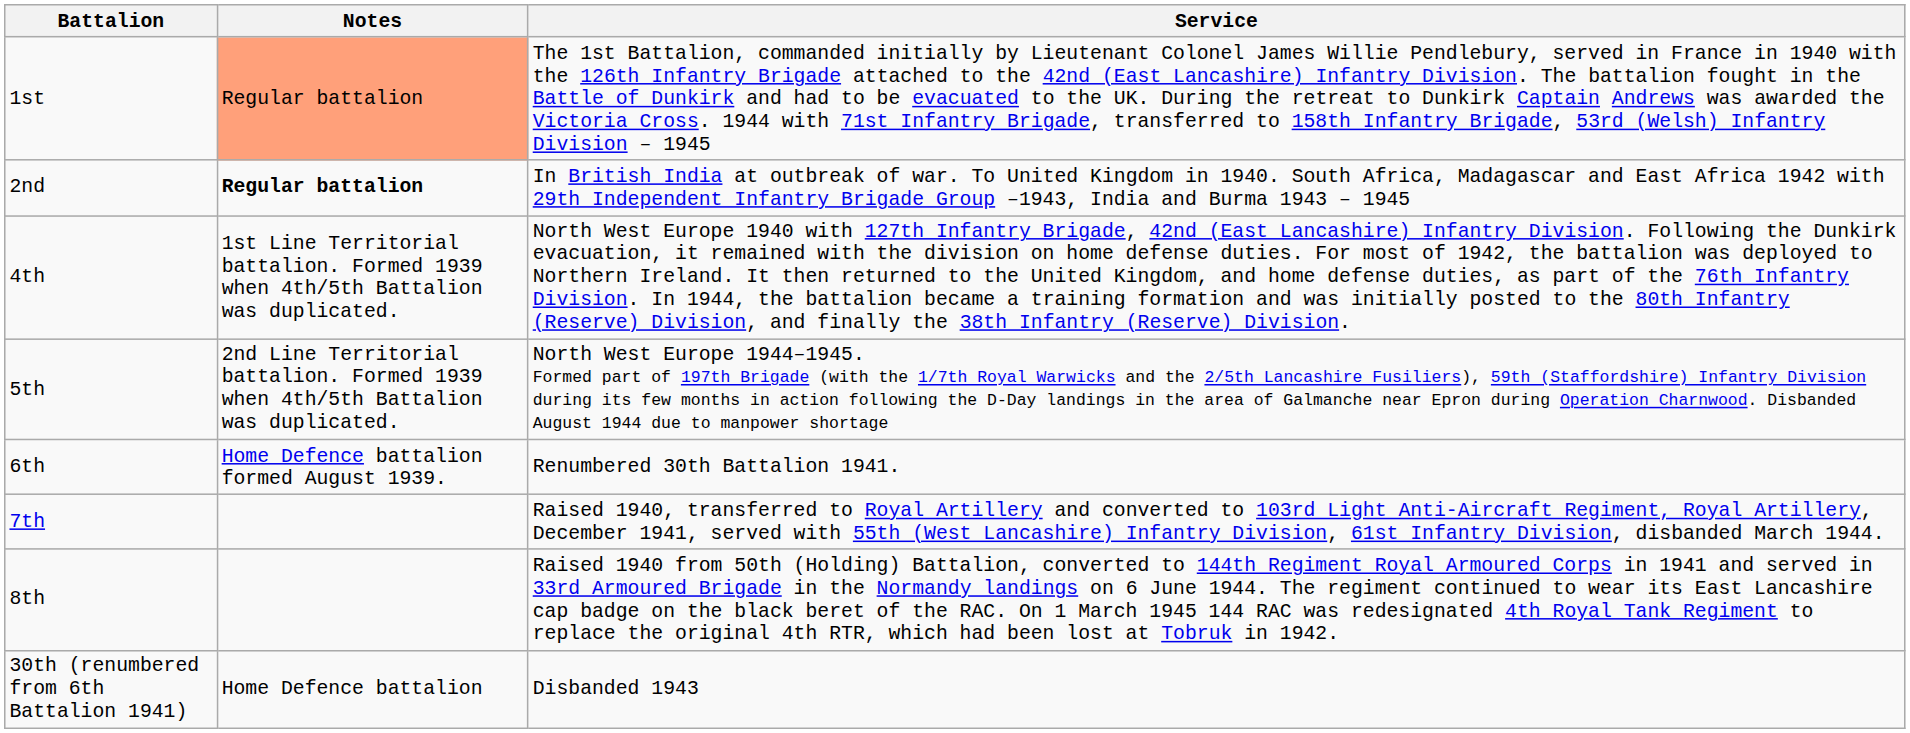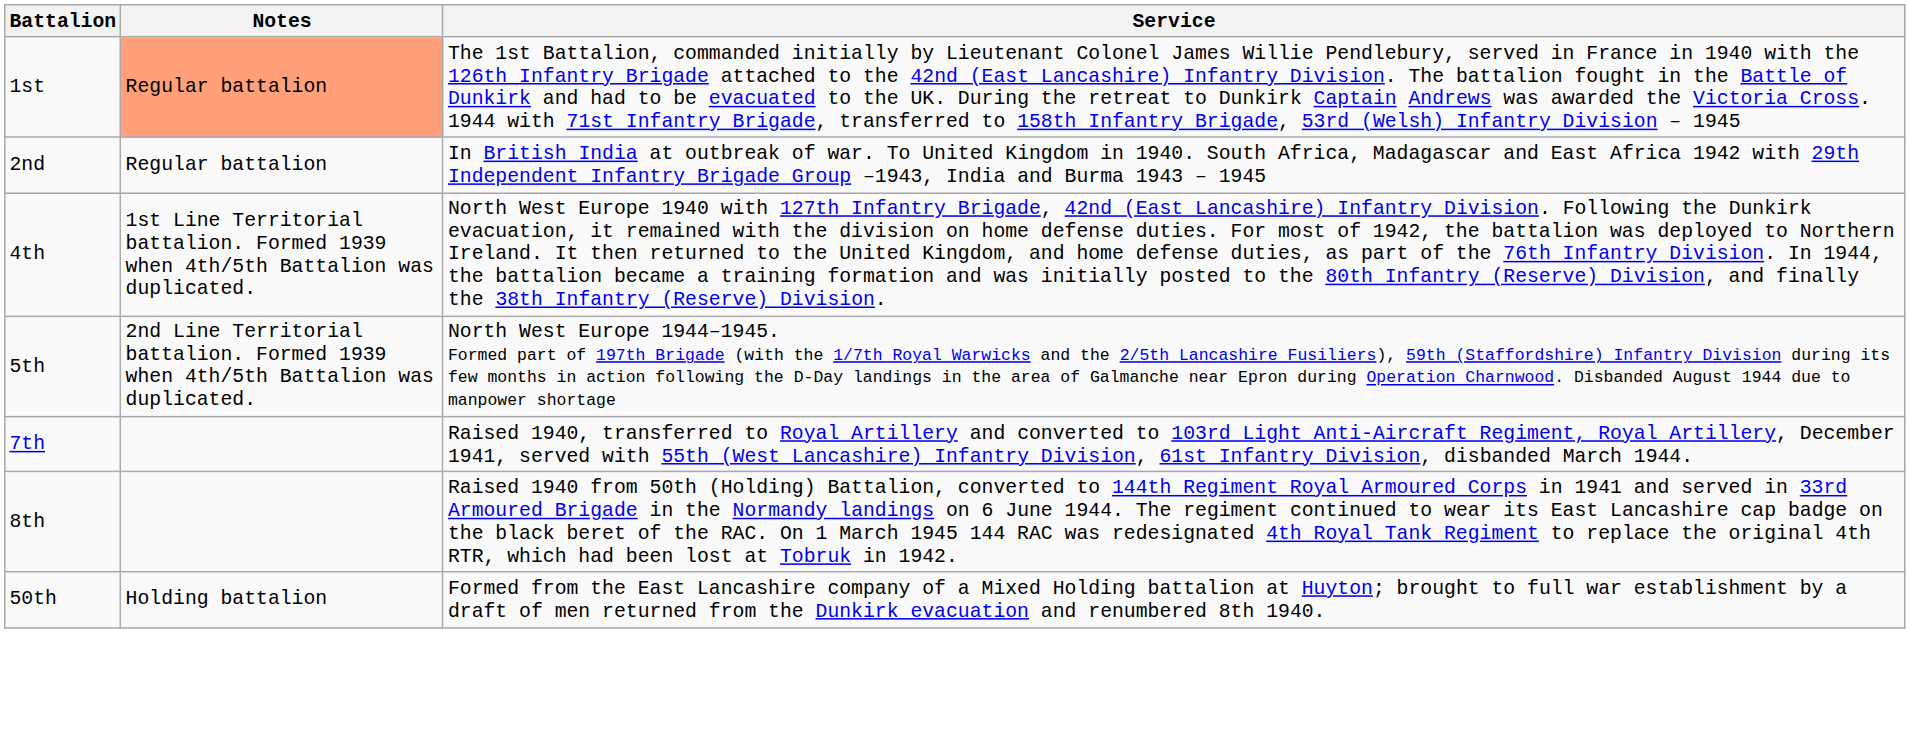(322, 188) bold -> (226, 165) normal
- row: (27, 467)
- row: (104, 689)
+ row: (33, 600)
